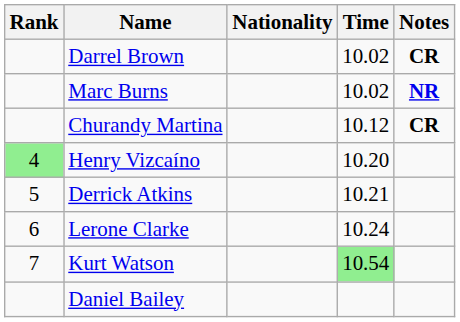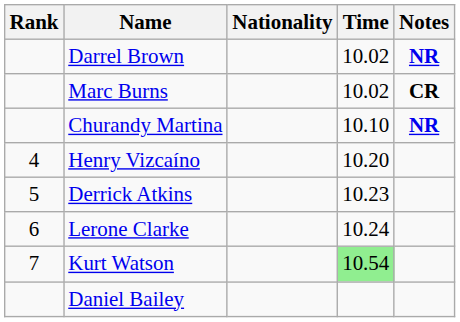(424, 56) CR -> (424, 56) NR
(424, 91) NR -> (424, 91) CR
(366, 125) 10.12 -> (366, 125) 10.10
(424, 125) CR -> (424, 125) NR
(34, 160) lightgreen background -> (34, 160) no background
(366, 194) 10.21 -> (366, 194) 10.23
